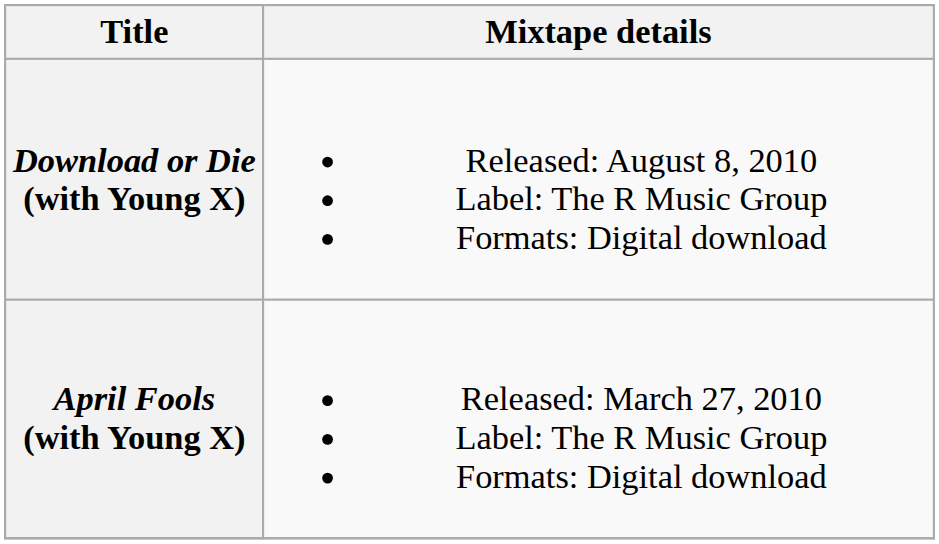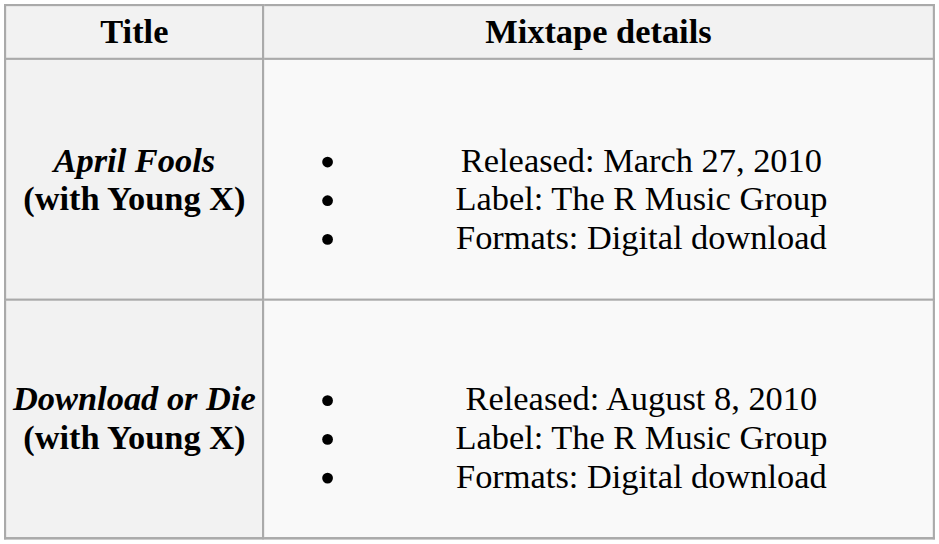rows swapped: (134, 418) <-> (134, 178)
